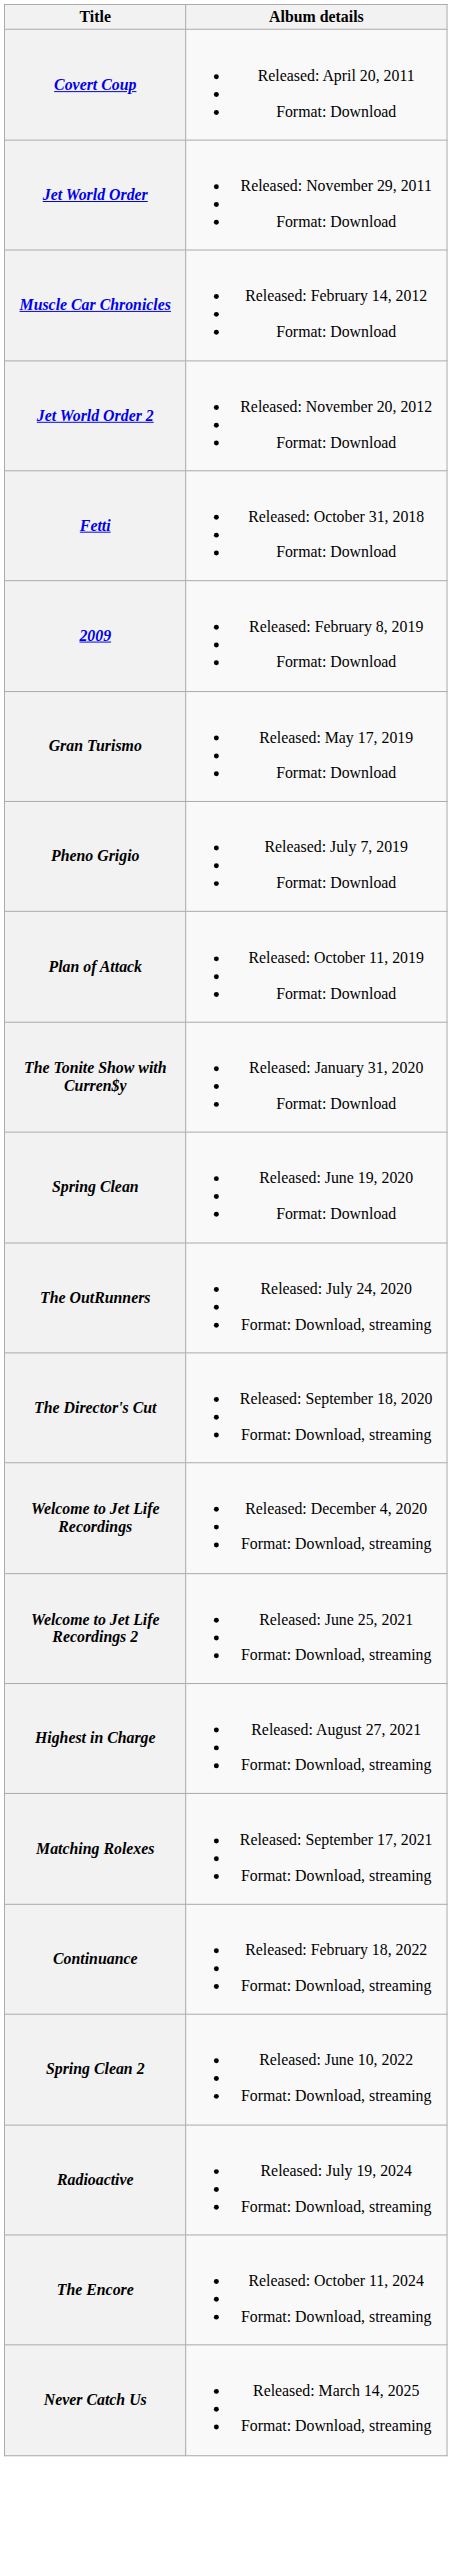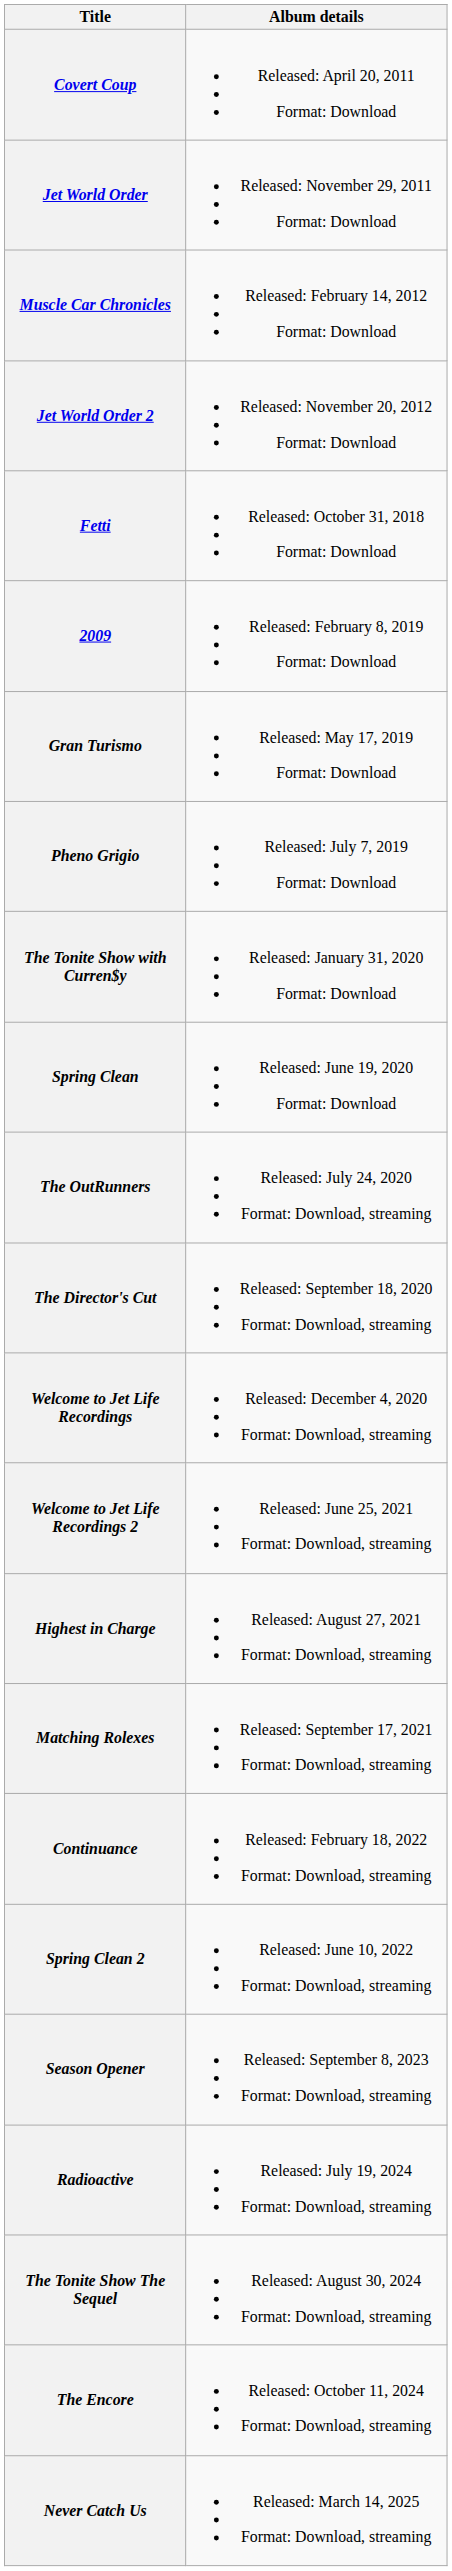- row: (95, 966)
+ row: (95, 2069)
+ row: (95, 2289)
